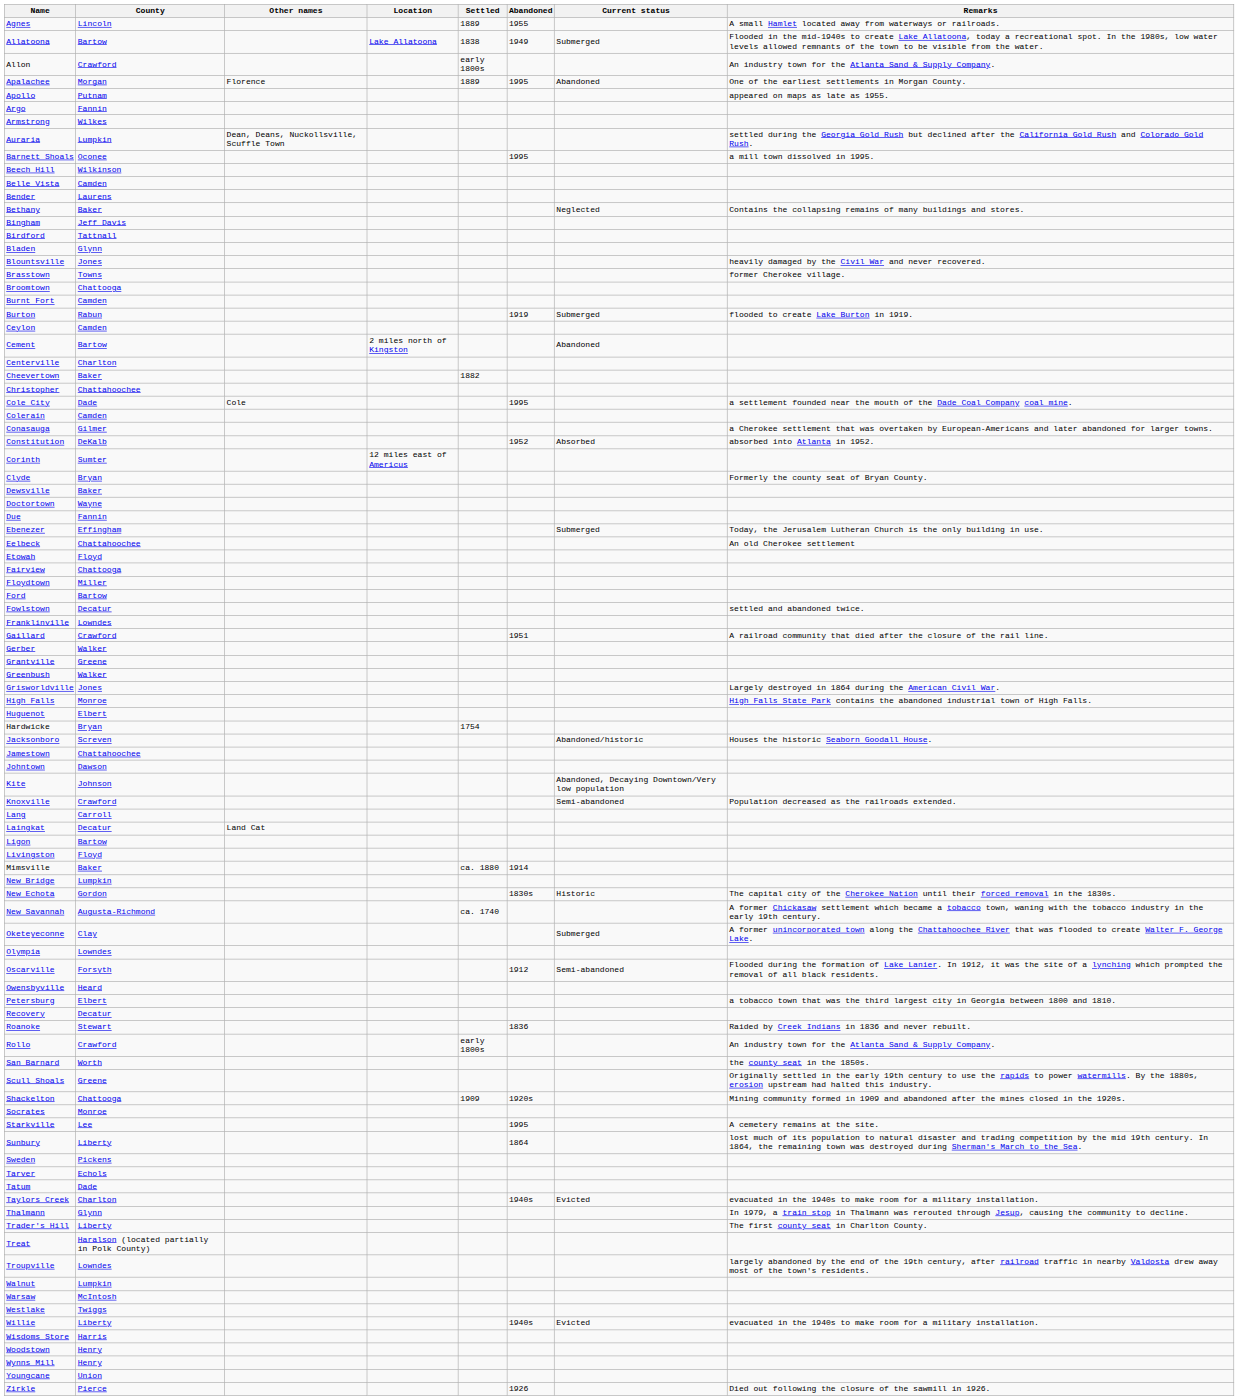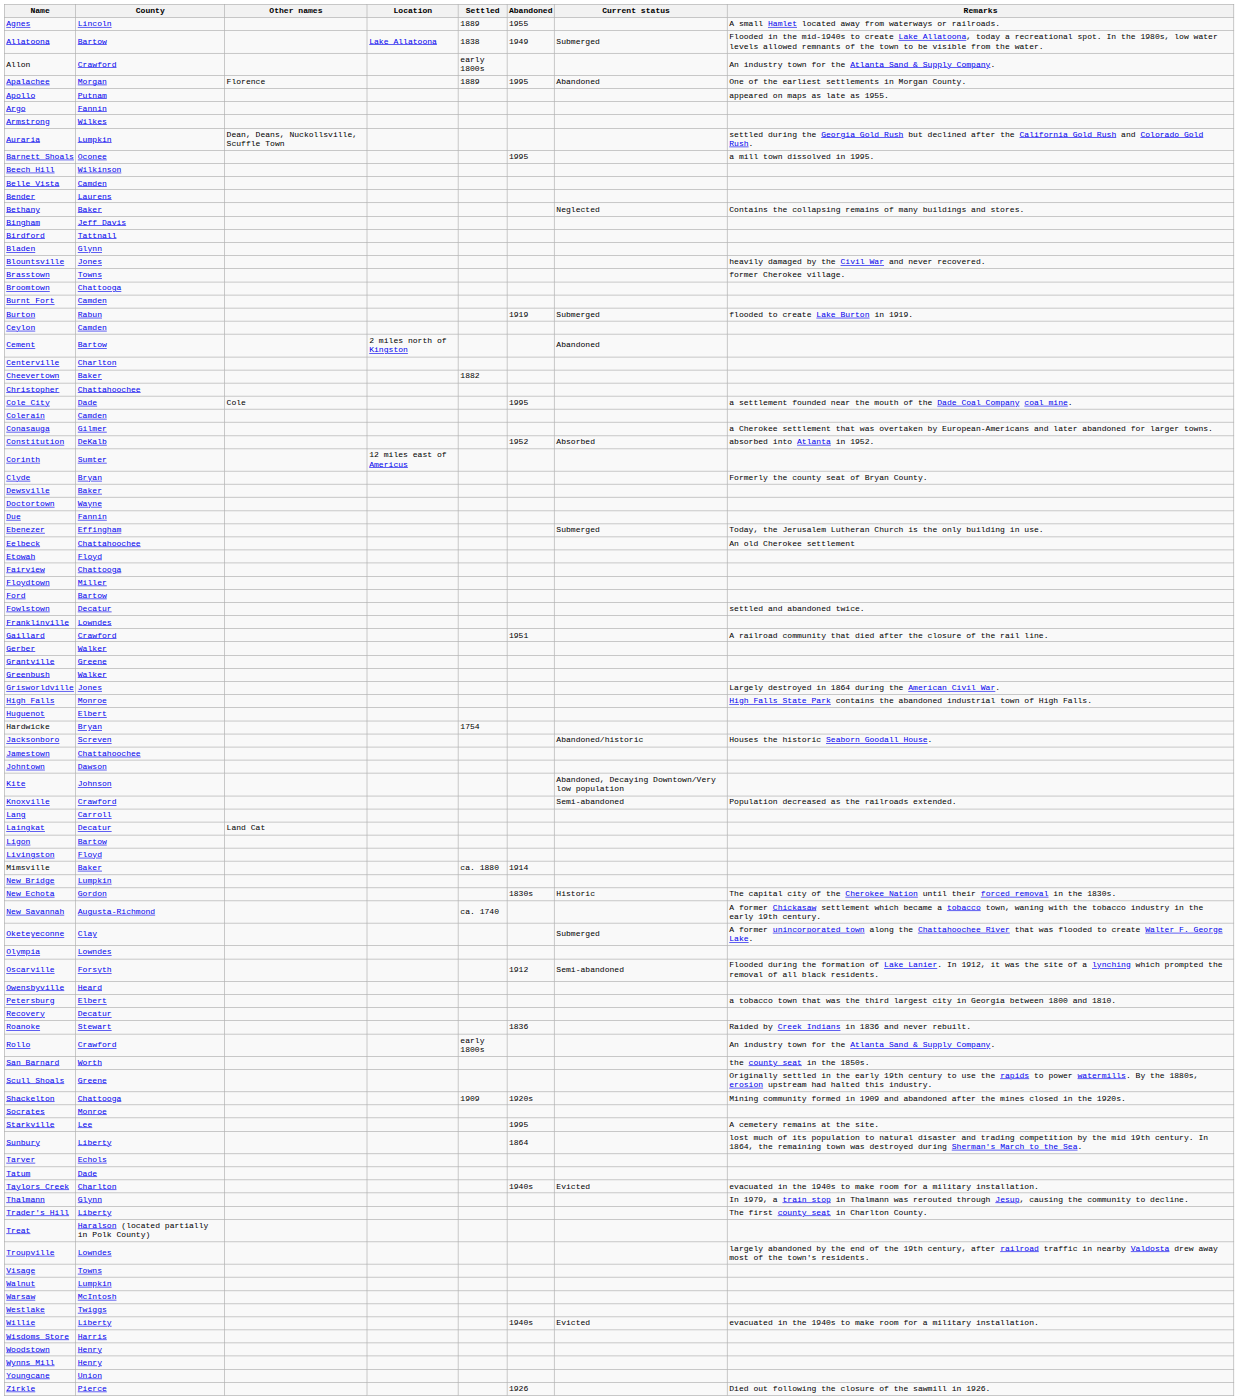- row: (21, 1160)
+ row: (21, 1271)
